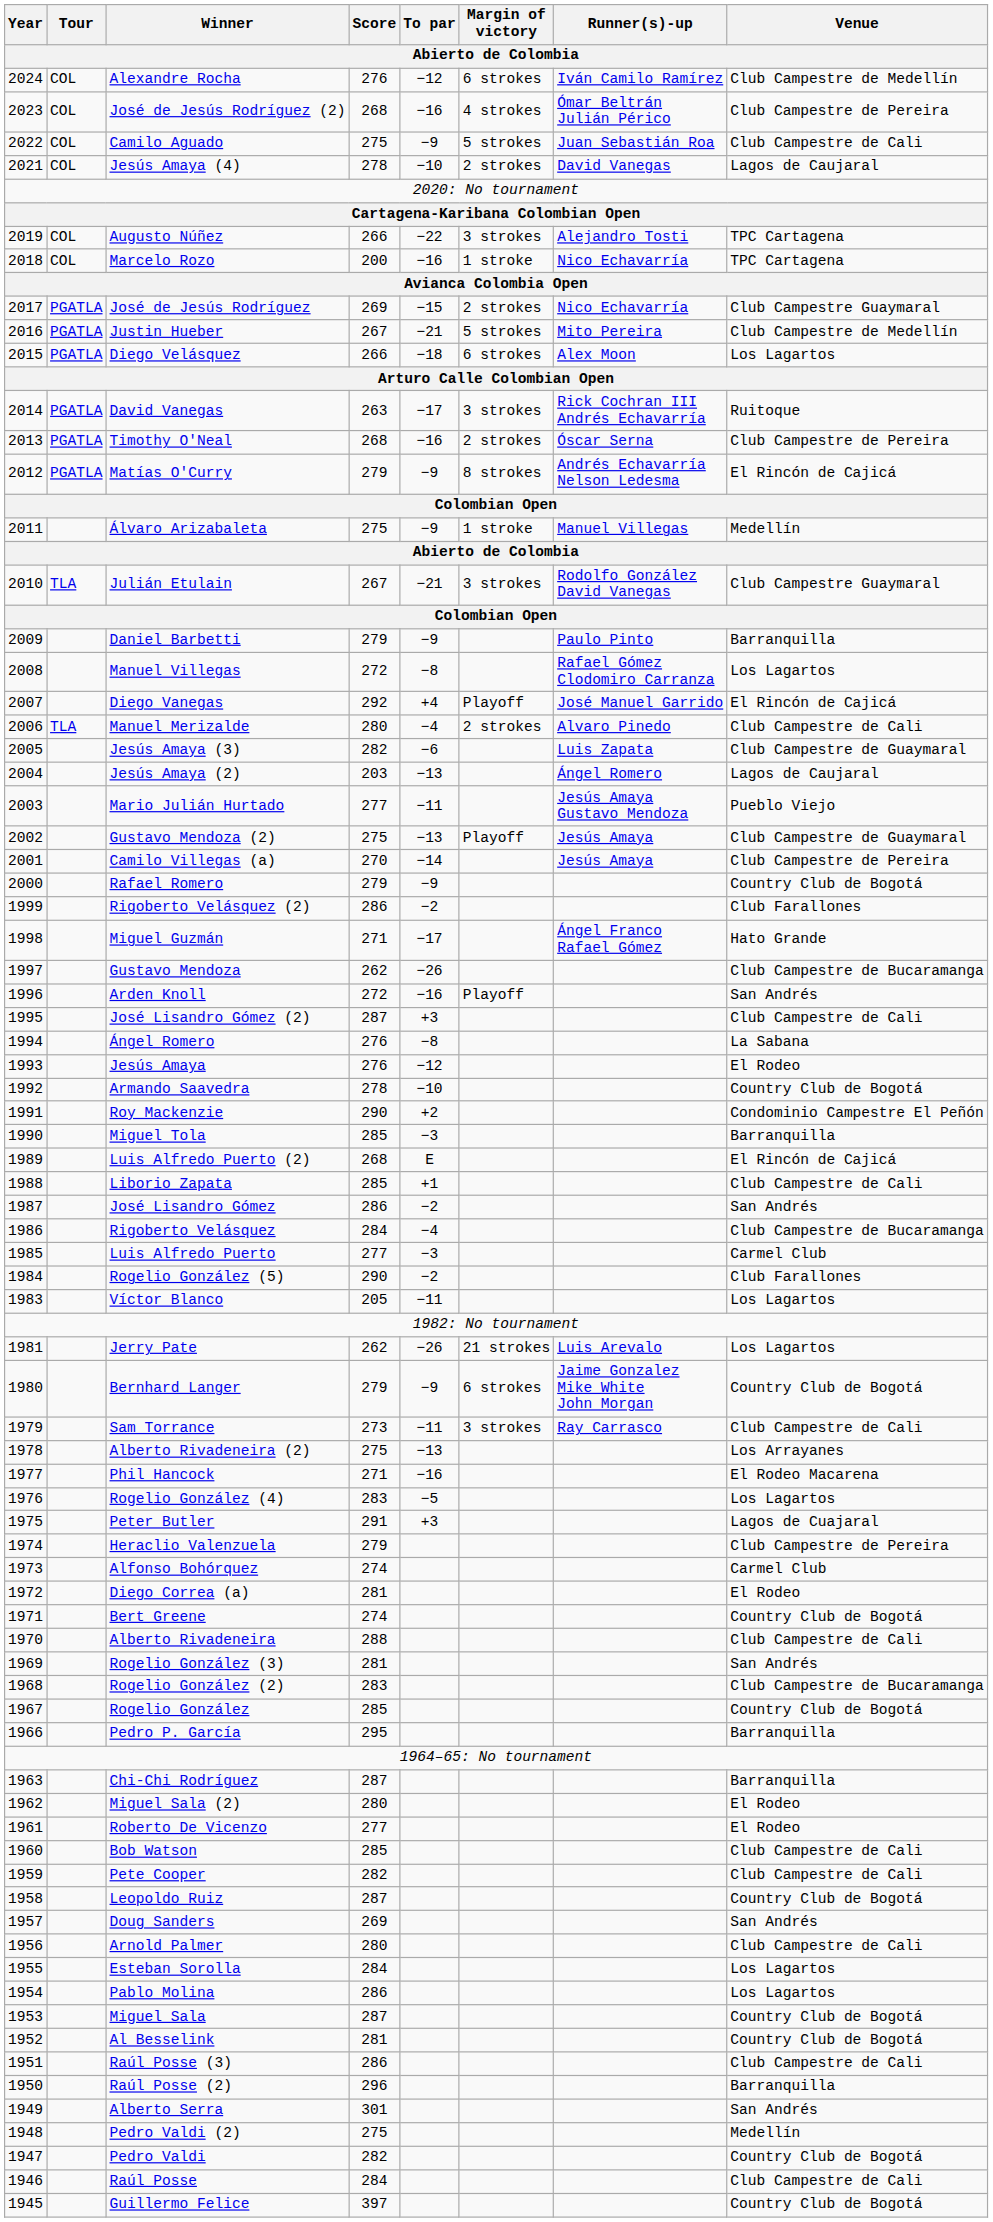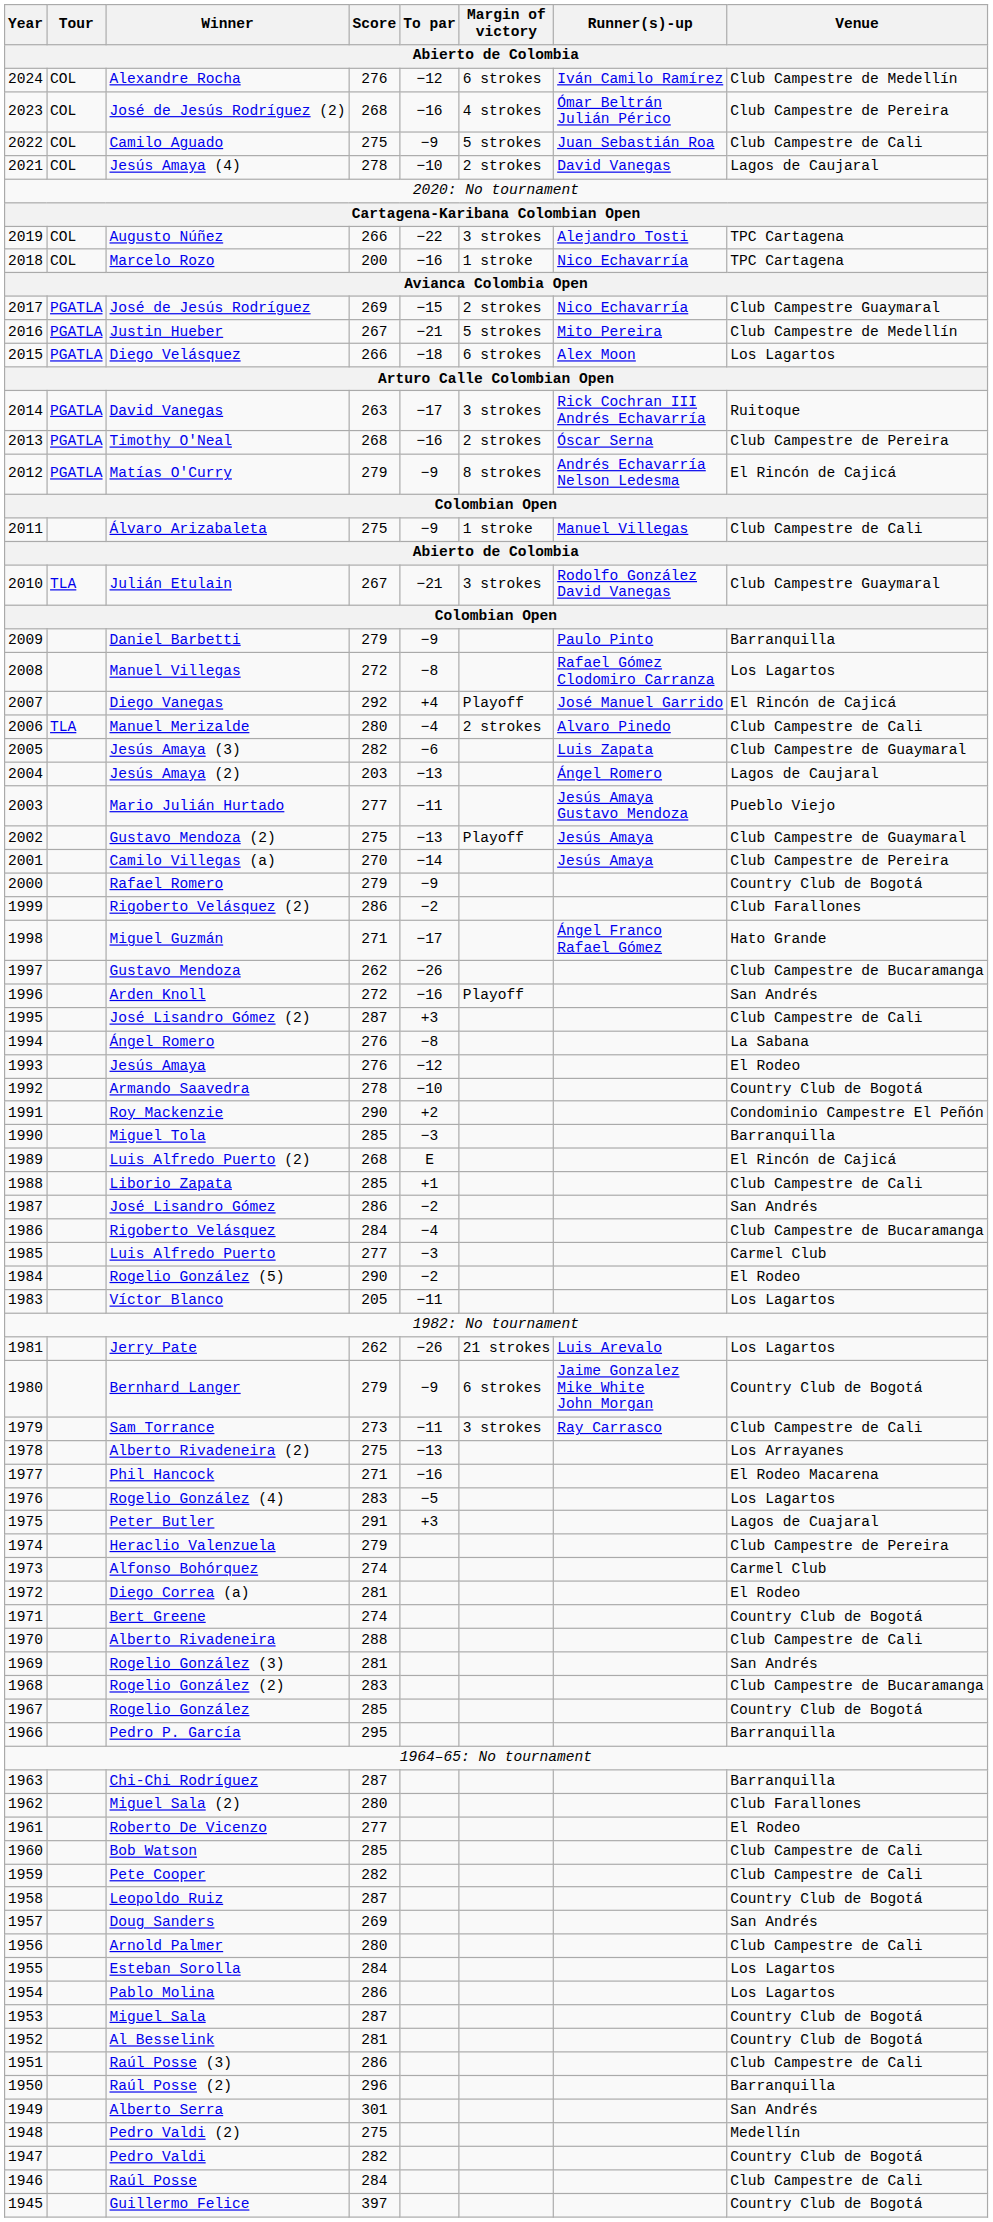(765, 530) Medellín -> (826, 530) Club Campestre de Cali
(796, 1278) Club Farallones -> (765, 1278) El Rodeo
(765, 1805) El Rodeo -> (796, 1805) Club Farallones
